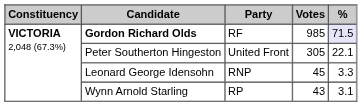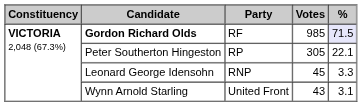(258, 53) United Front -> (236, 53) RP
(236, 91) RP -> (258, 91) United Front
